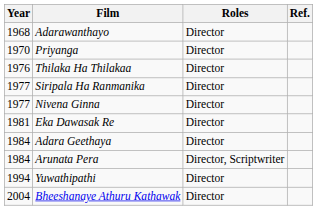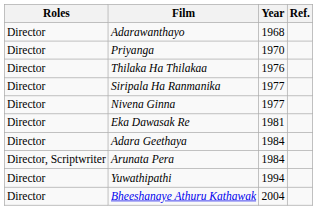columns swapped: (19, 13) <-> (235, 13)
